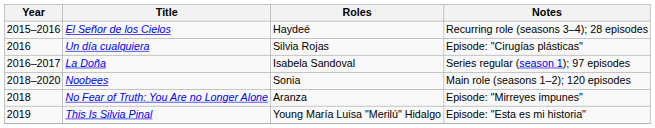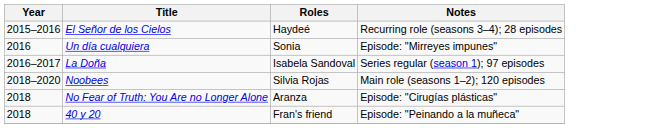(301, 47) Silvia Rojas -> (287, 47) Sonia
(514, 47) Episode: "Cirugías plásticas" -> (429, 47) Episode: "Mirreyes impunes"
(287, 81) Sonia -> (301, 81) Silvia Rojas
(514, 98) Episode: "Mirreyes impunes" -> (429, 98) Episode: "Cirugías plásticas"
+ row: (83, 115)
- row: (109, 115)
